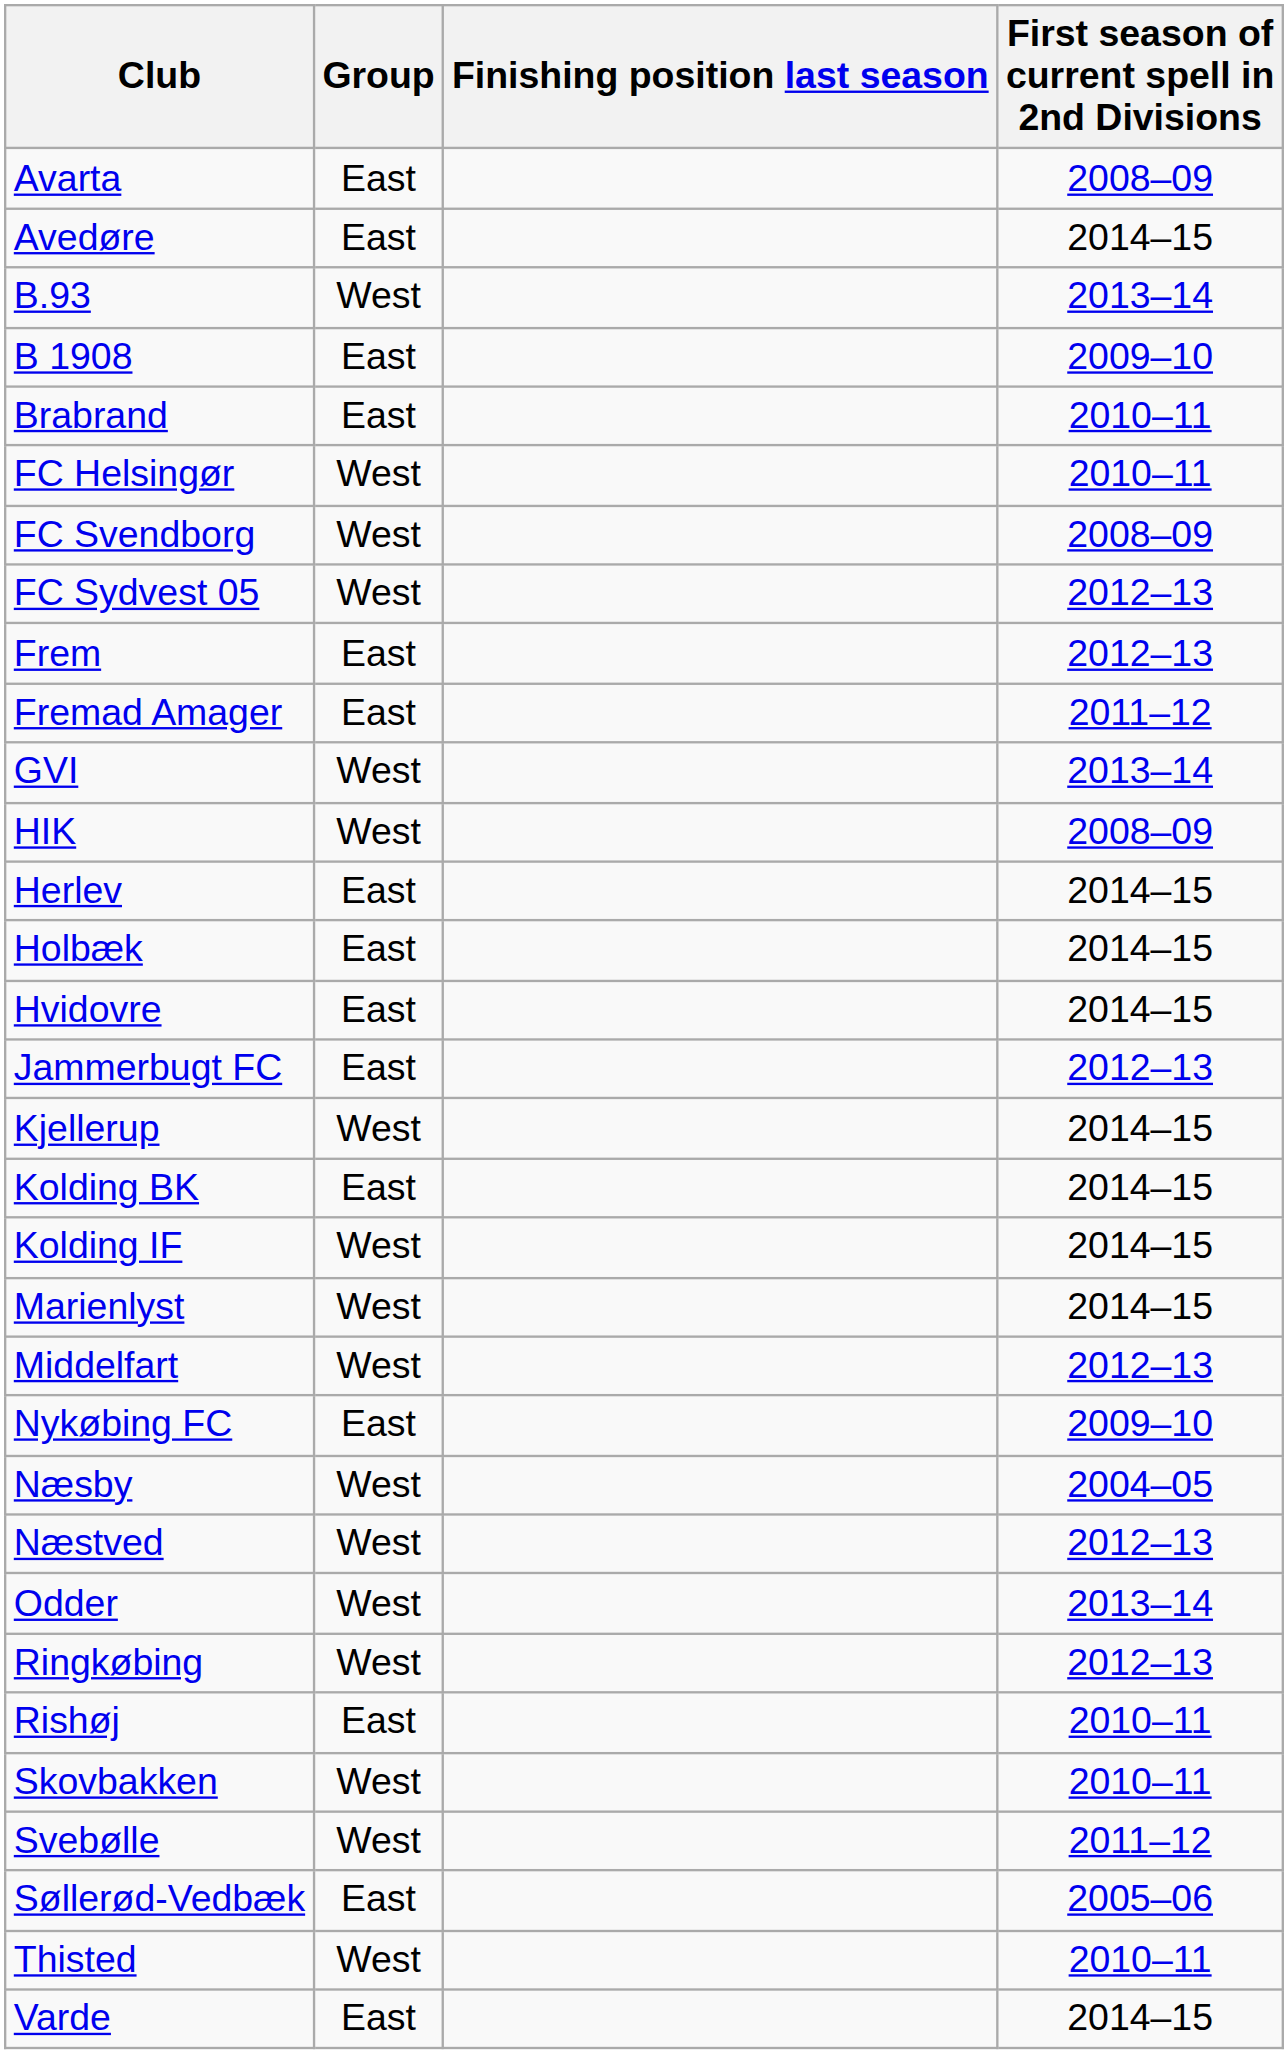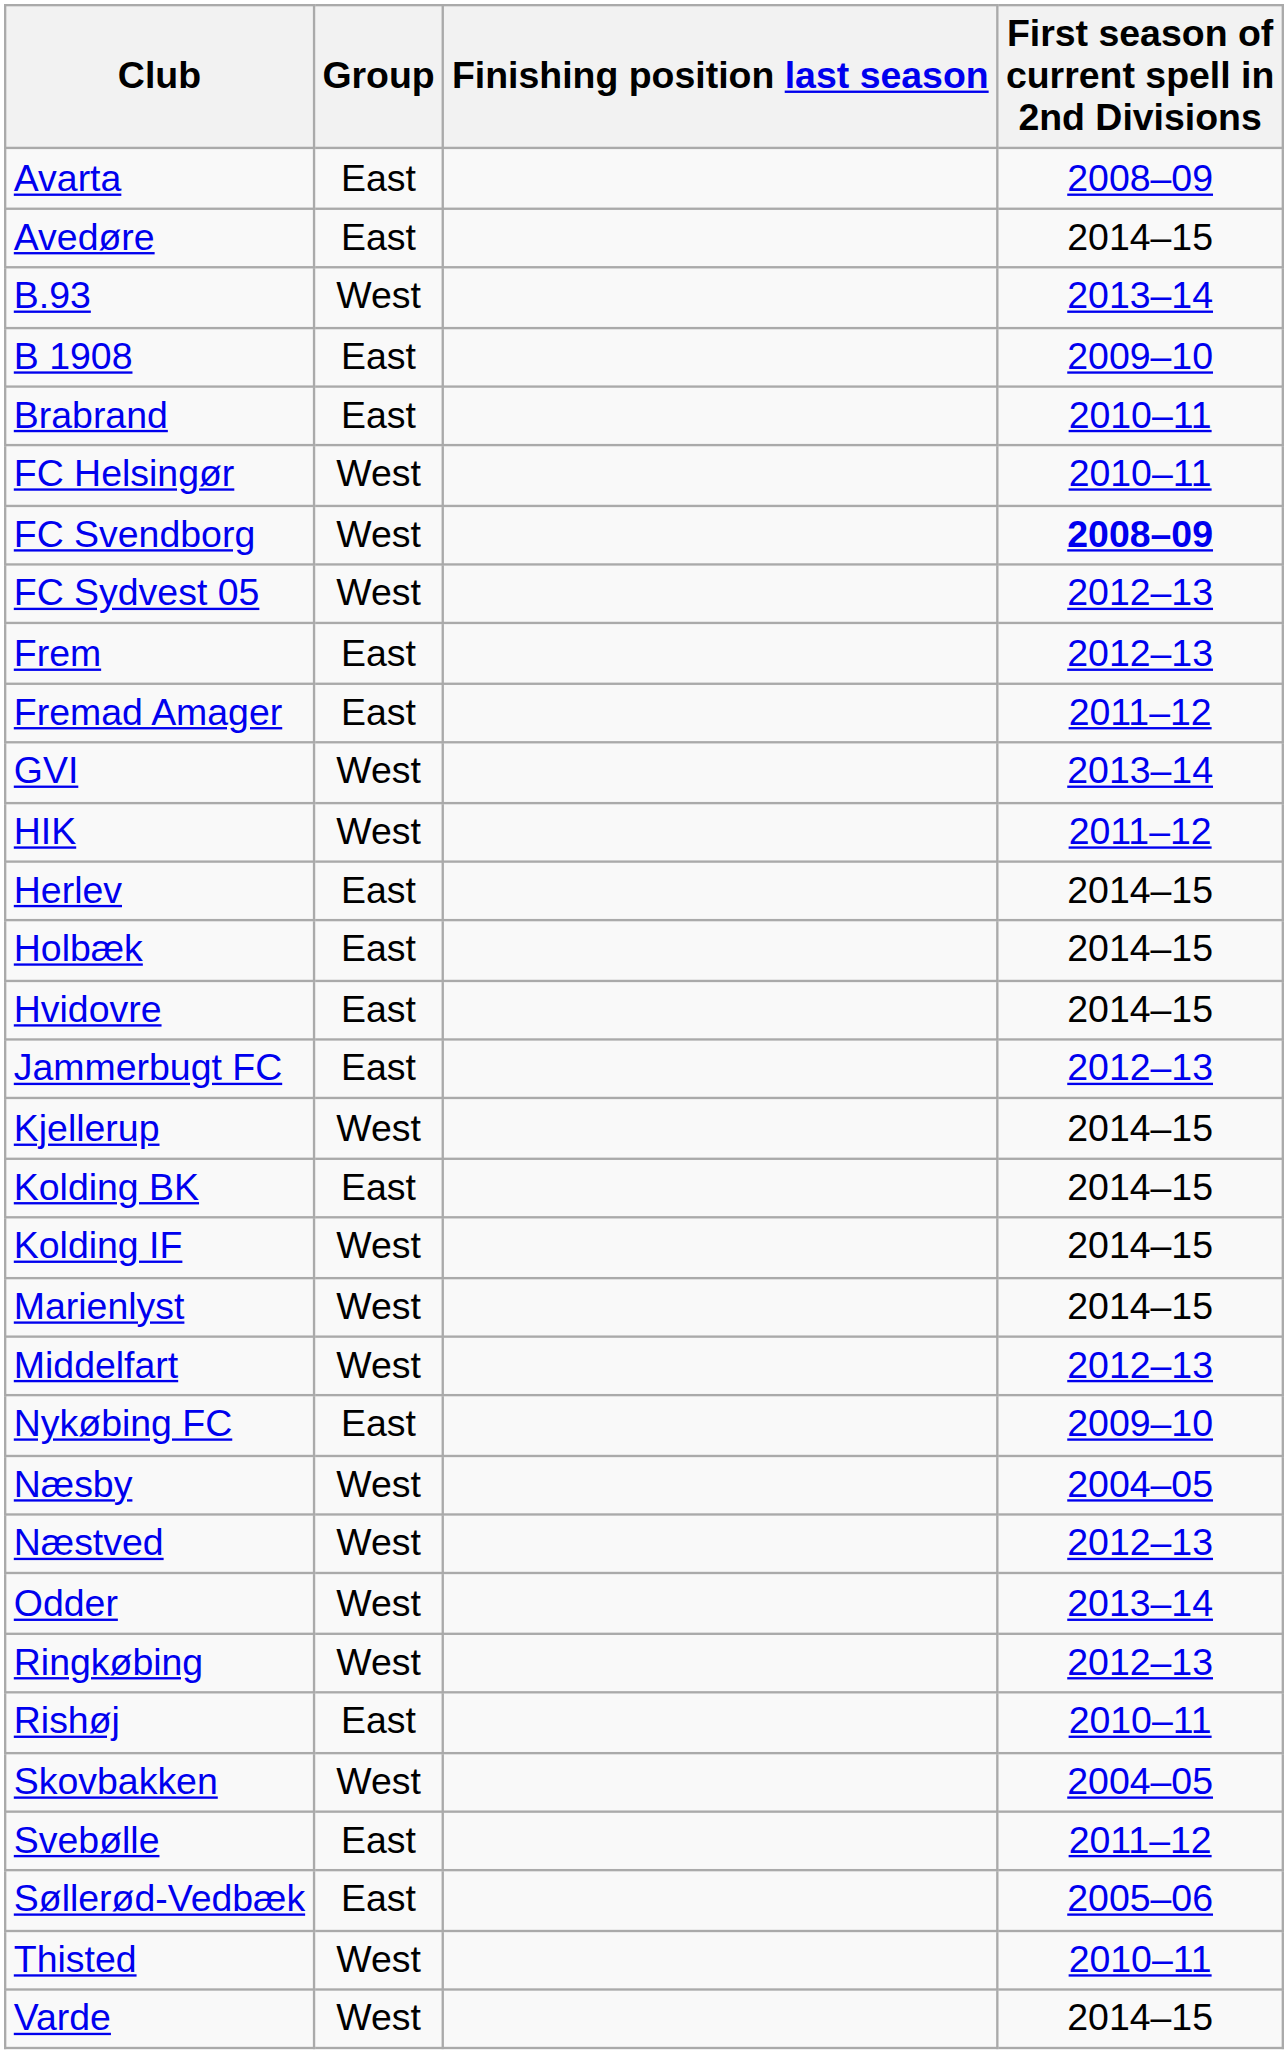(1140, 534) normal -> (1140, 534) bold
(1140, 830) 2008–09 -> (1140, 830) 2011–12
(1140, 1780) 2010–11 -> (1140, 1780) 2004–05
(379, 1840) West -> (379, 1840) East
(379, 2018) East -> (379, 2018) West
